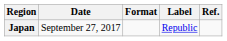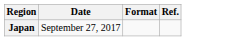- column: (180, 12)
